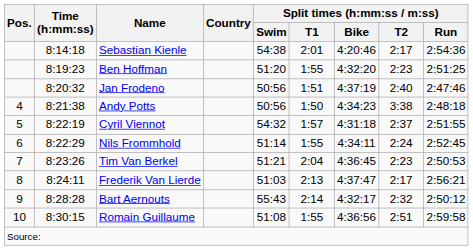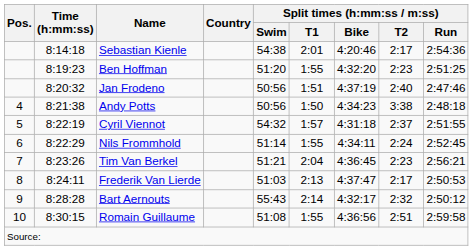(446, 161) 2:50:53 -> (446, 161) 2:56:21
(446, 180) 2:56:21 -> (446, 180) 2:50:53
